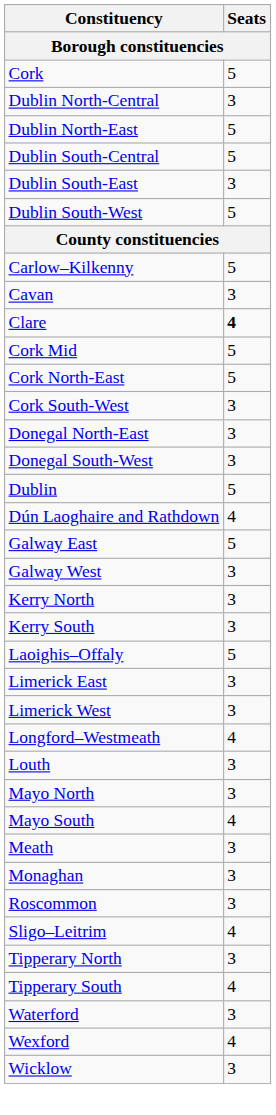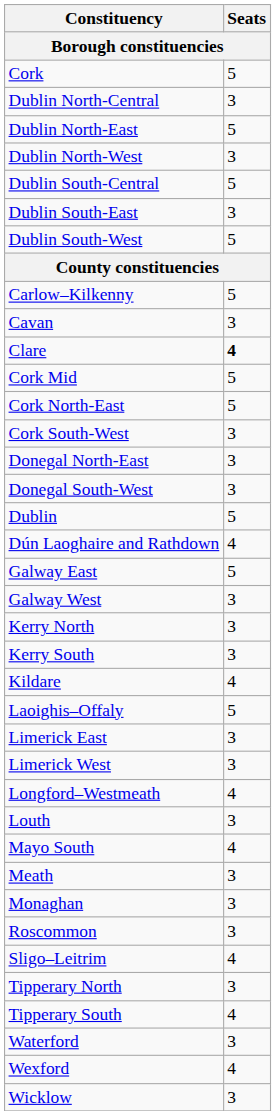+ row: (75, 156)
+ row: (35, 682)
- row: (51, 792)
